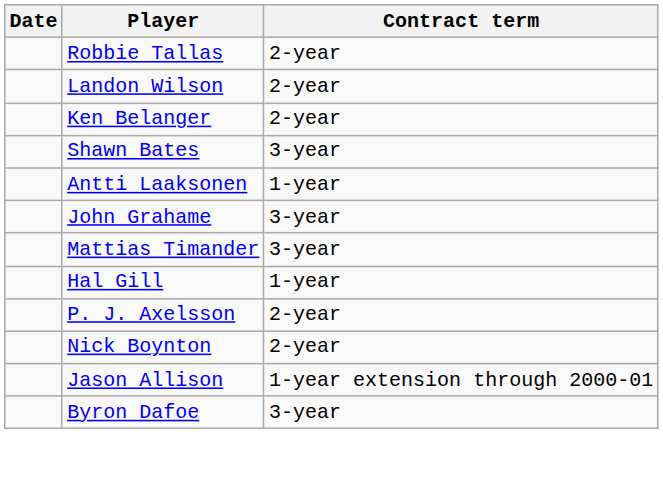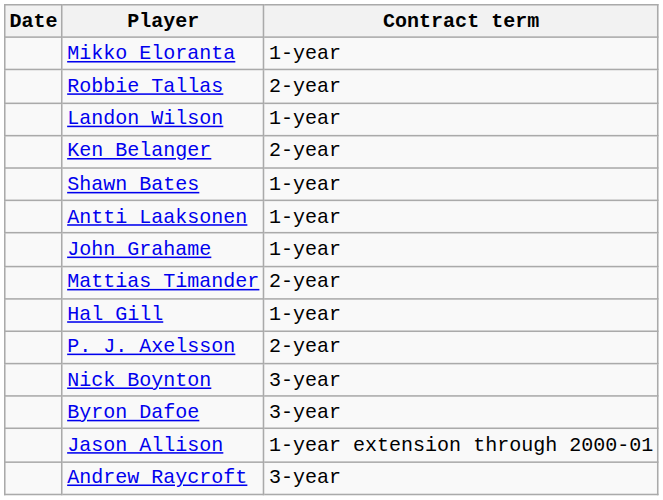+ row: (151, 54)
(305, 86) 2-year -> (305, 119) 1-year
(305, 152) 3-year -> (305, 184) 1-year
(305, 217) 3-year -> (305, 249) 1-year
(305, 249) 3-year -> (305, 282) 2-year
(305, 347) 2-year -> (305, 380) 3-year
rows swapped: (133, 413) <-> (145, 380)
+ row: (157, 478)
